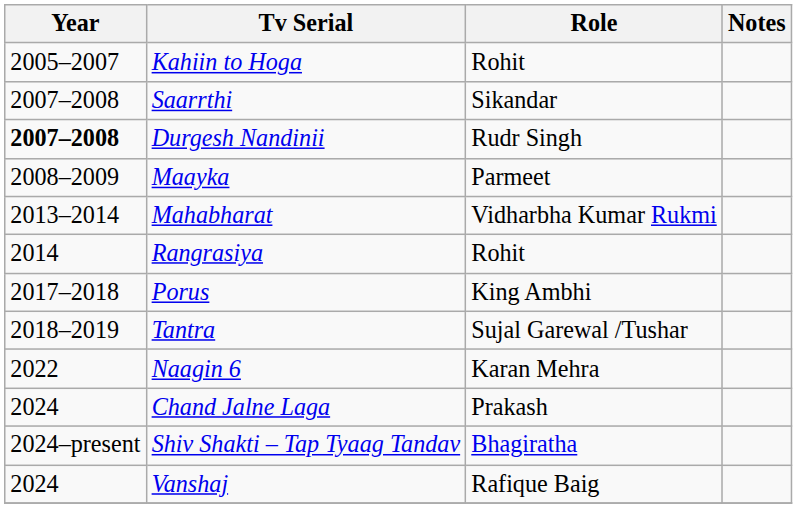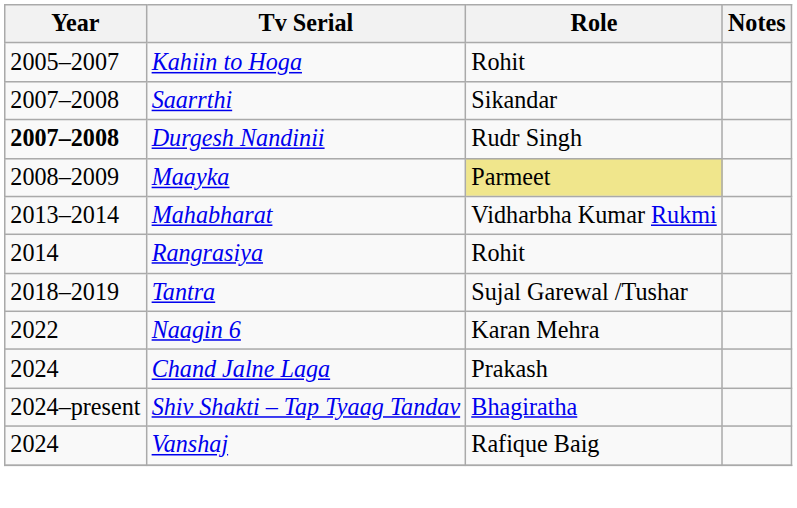(511, 176) no background -> (511, 176) khaki background
- row: (180, 291)
